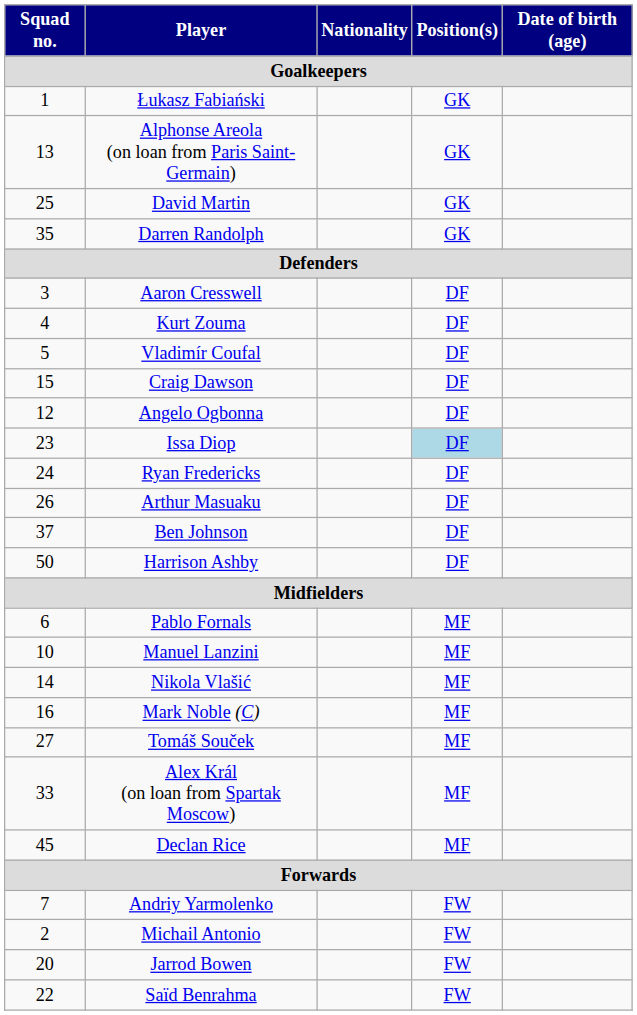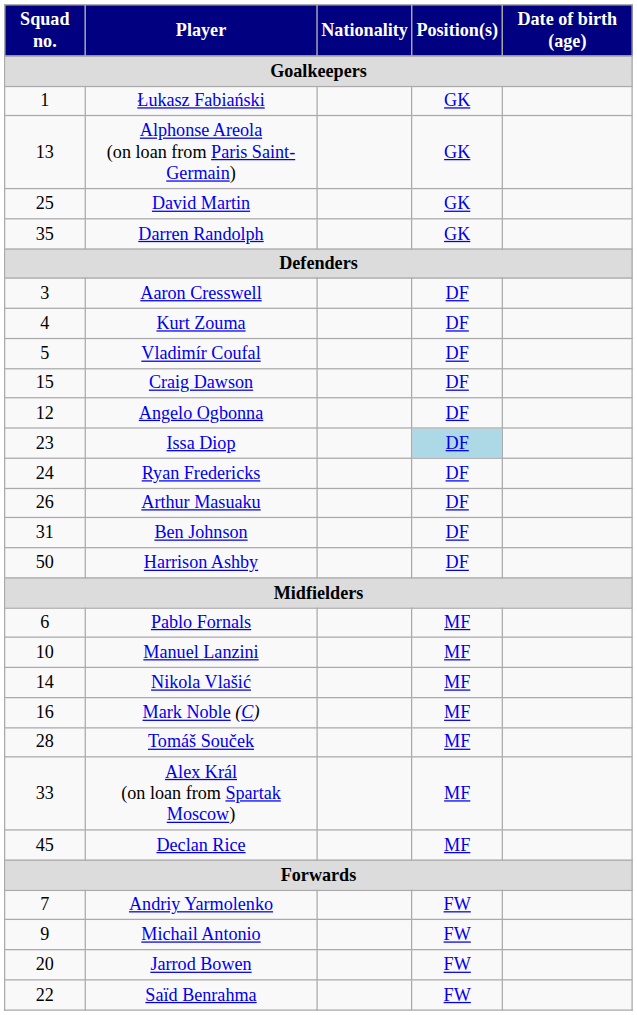(45, 532) 37 -> (45, 532) 31
(45, 742) 27 -> (45, 742) 28
(45, 934) 2 -> (45, 934) 9
